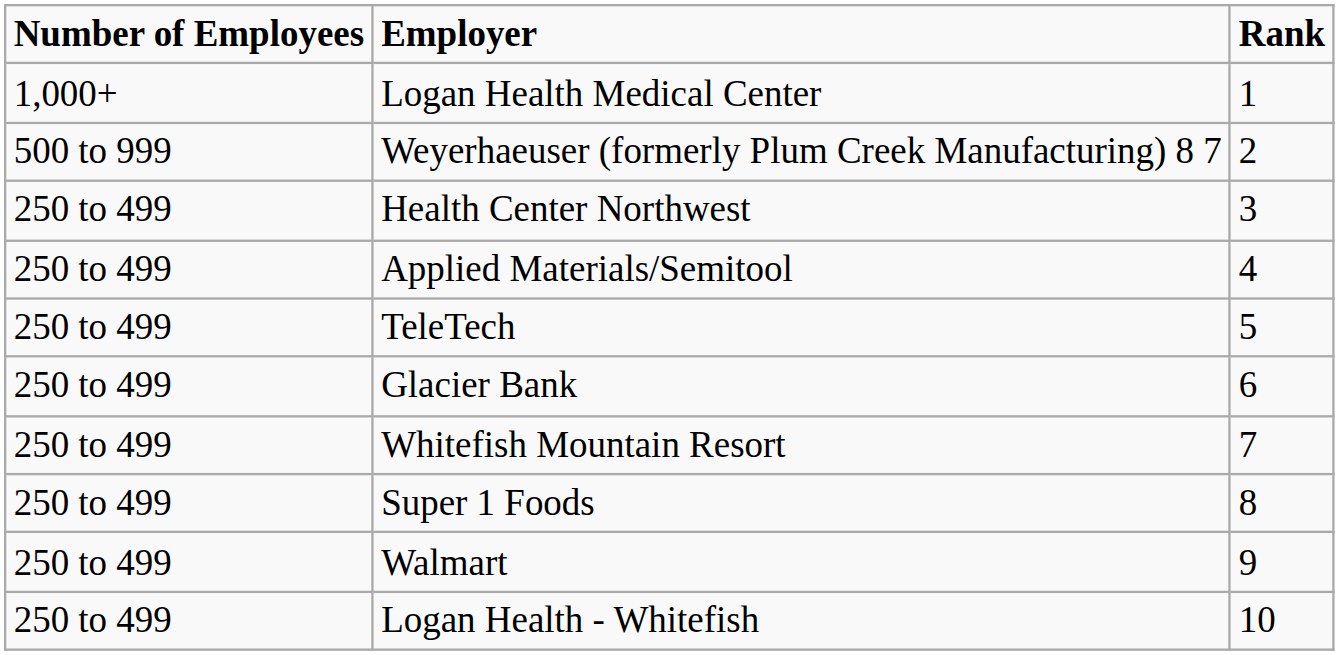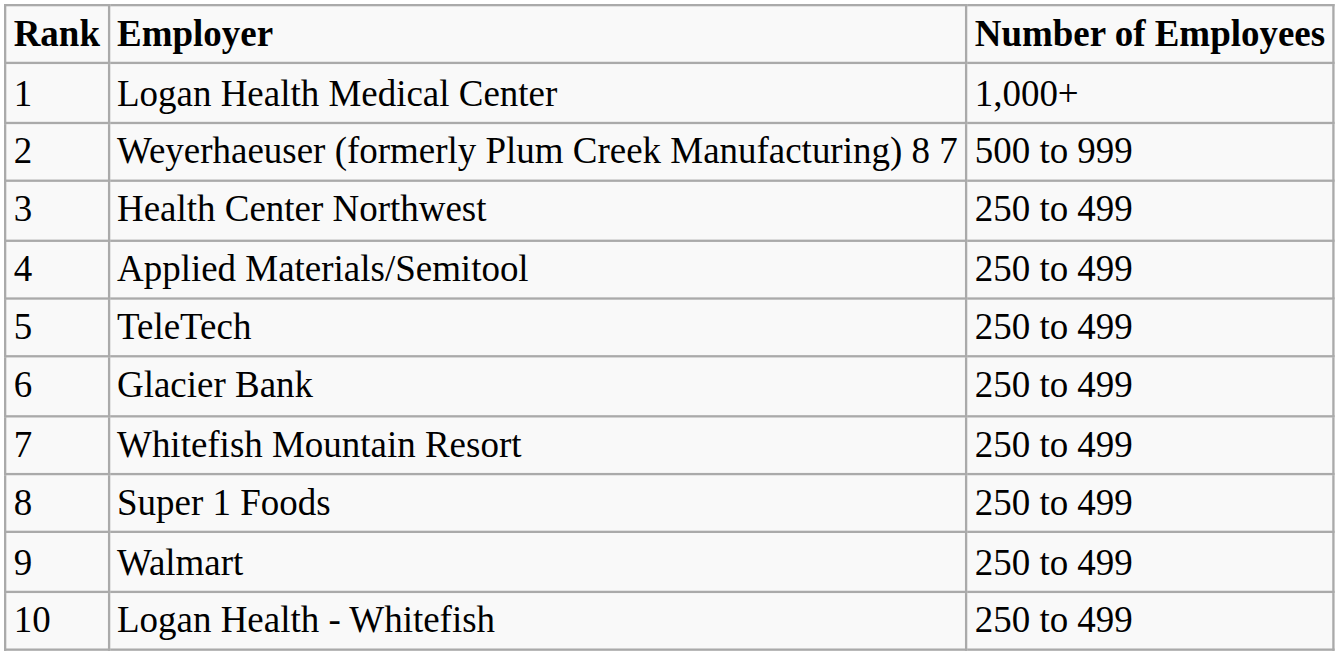columns swapped: (1282, 33) <-> (189, 33)
